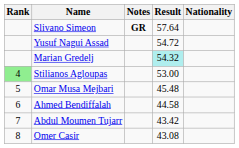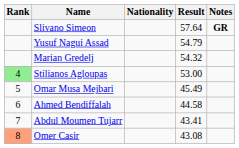columns swapped: (209, 12) <-> (138, 12)
(168, 43) 54.72 -> (191, 43) 54.79
(168, 58) paleturquoise background -> (191, 58) no background
(168, 89) 45.48 -> (191, 89) 45.49
(168, 120) 43.42 -> (191, 120) 43.41
(18, 136) no background -> (18, 136) lightsalmon background
